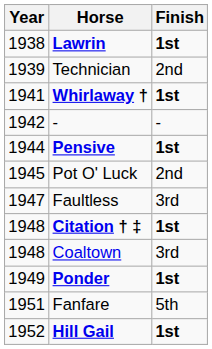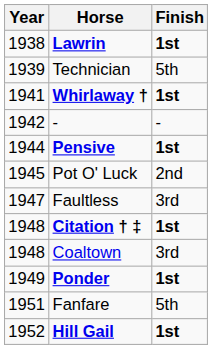(169, 69) 2nd -> (167, 69) 5th
